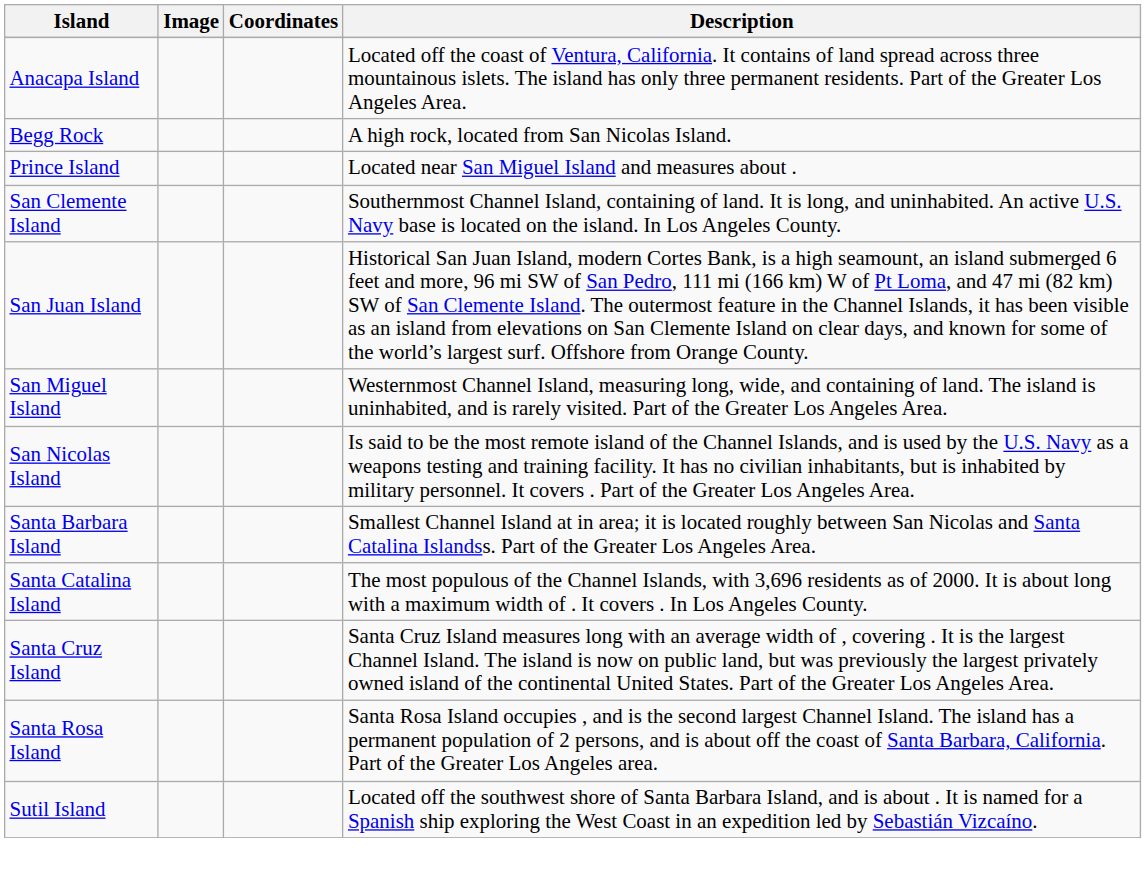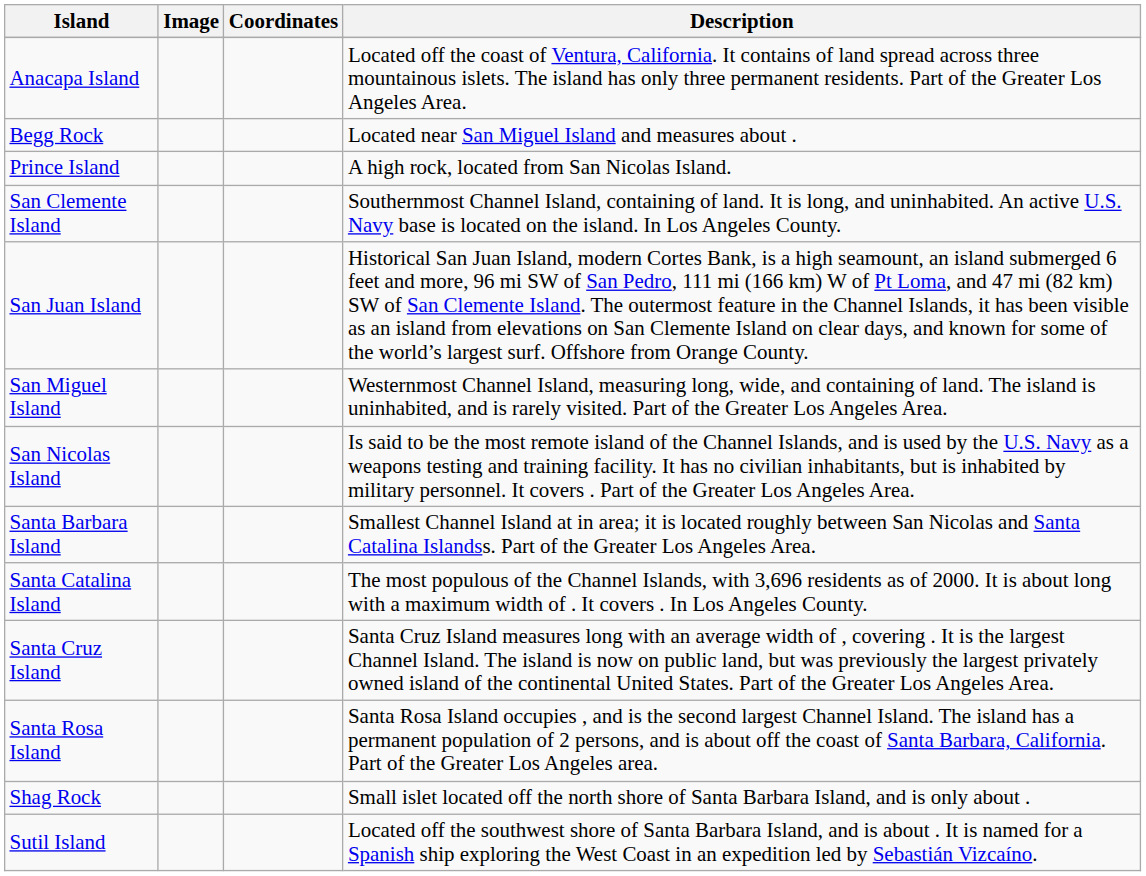(540, 134) A high rock, located from San Nicolas Island. -> (572, 134) Located near San Miguel Island and measures about .
(572, 168) Located near San Miguel Island and measures about . -> (540, 168) A high rock, located from San Nicolas Island.
+ row: (55, 797)
